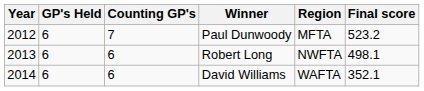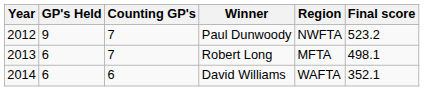(45, 34) 6 -> (45, 34) 9
(314, 34) MFTA -> (320, 34) NWFTA
(111, 55) 6 -> (111, 55) 7
(320, 55) NWFTA -> (314, 55) MFTA
